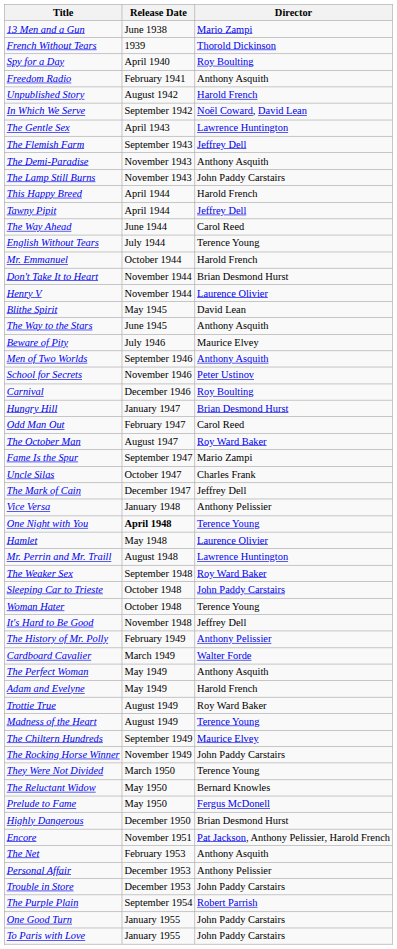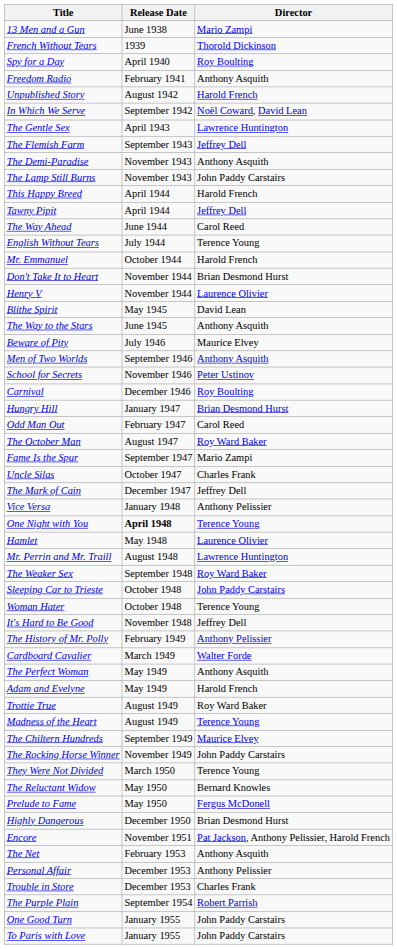(241, 886) John Paddy Carstairs -> (226, 886) Charles Frank
